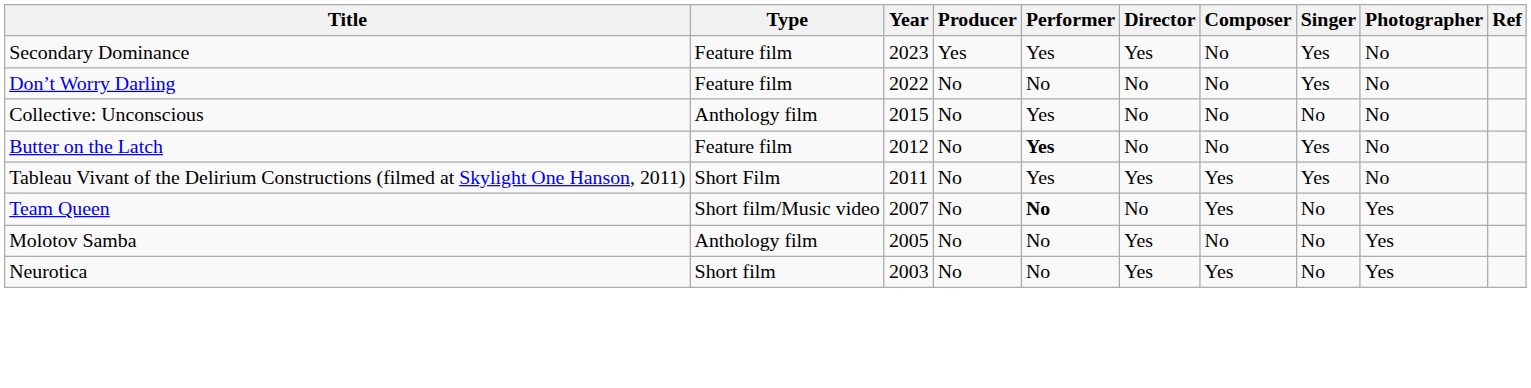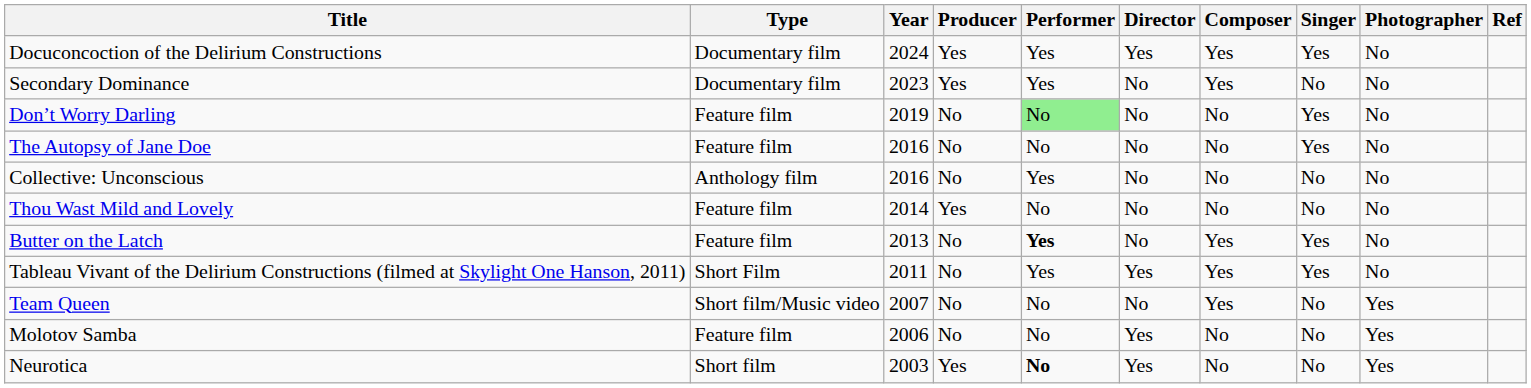+ row: (195, 51)
(743, 51) Feature film -> (768, 83) Documentary film
(1139, 51) Yes -> (1136, 83) No
(1217, 51) No -> (1219, 83) Yes
(1315, 51) Yes -> (1313, 83) No
(909, 83) 2022 -> (909, 114) 2019
(1038, 83) no background -> (1038, 114) lightgreen background
+ row: (110, 146)
(909, 114) 2015 -> (909, 177) 2016
+ row: (121, 209)
(909, 146) 2012 -> (909, 240) 2013
(1217, 146) No -> (1219, 240) Yes
(1038, 209) bold -> (1038, 303) normal
(756, 240) Anthology film -> (743, 334) Feature film
(909, 240) 2005 -> (909, 334) 2006
(950, 271) No -> (952, 366) Yes
(1038, 271) normal -> (1038, 366) bold
(1219, 271) Yes -> (1217, 366) No
